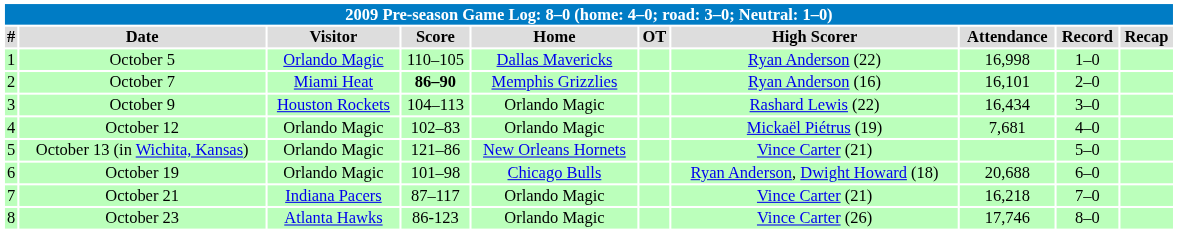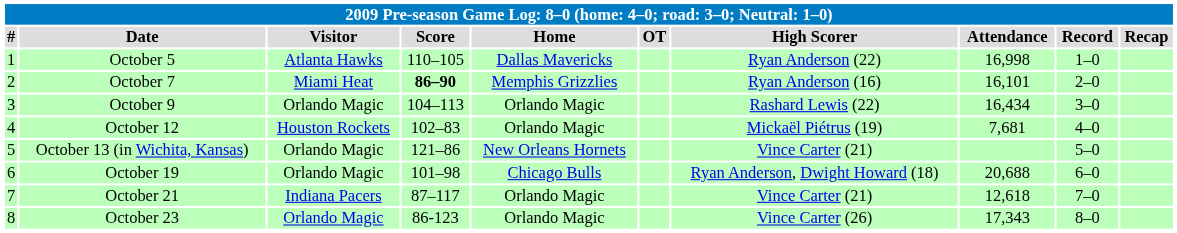(333, 59) Orlando Magic -> (333, 59) Atlanta Hawks
(333, 104) Houston Rockets -> (333, 104) Orlando Magic
(333, 127) Orlando Magic -> (333, 127) Houston Rockets
(1007, 195) 16,218 -> (1007, 195) 12,618
(333, 218) Atlanta Hawks -> (333, 218) Orlando Magic
(1007, 218) 17,746 -> (1007, 218) 17,343
